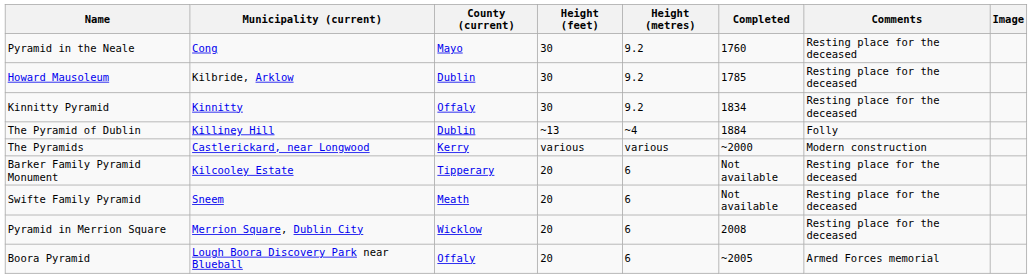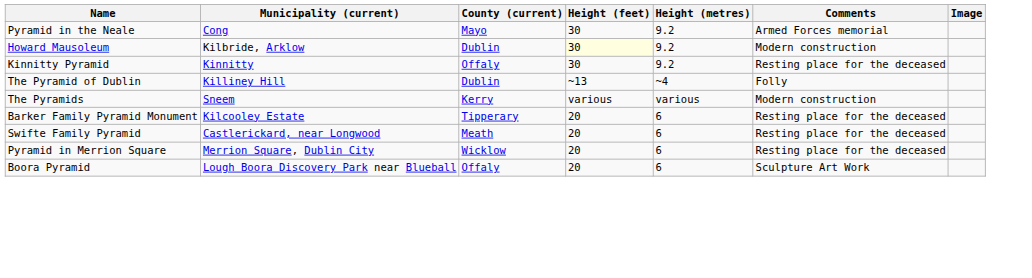- column: (761, 19)
(873, 48) Resting place for the deceased -> (822, 30) Armed Forces memorial
(547, 78) no background -> (574, 47) lightyellow background
(873, 78) Resting place for the deceased -> (816, 47) Modern construction
(281, 147) Castlerickard, near Longwood -> (219, 99) Sneem
(208, 200) Sneem -> (292, 133) Castlerickard, near Longwood
(873, 259) Armed Forces memorial -> (813, 167) Sculpture Art Work
